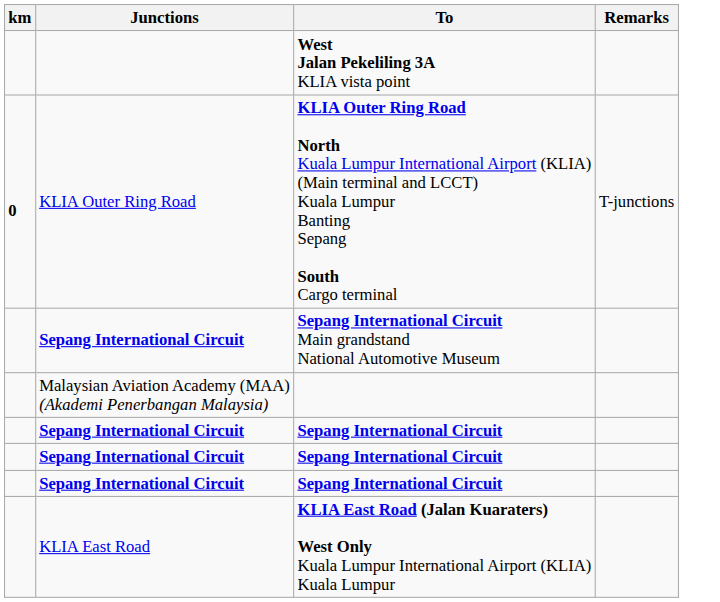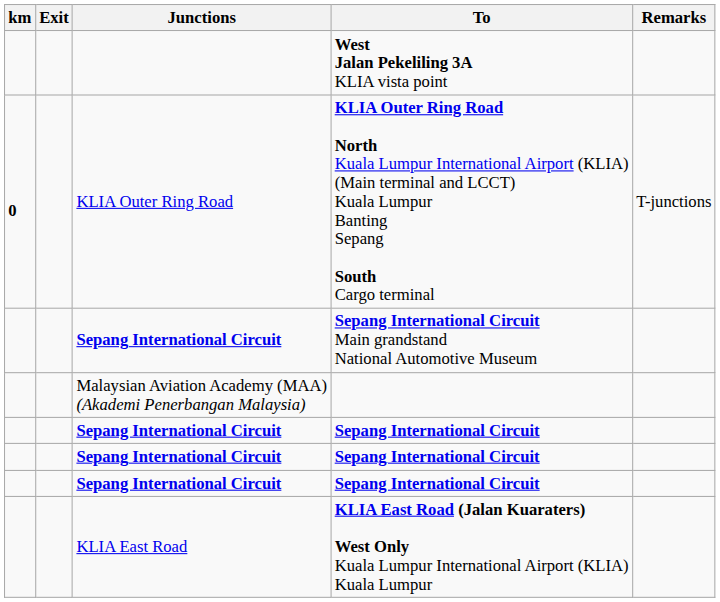+ column: (54, 17)
